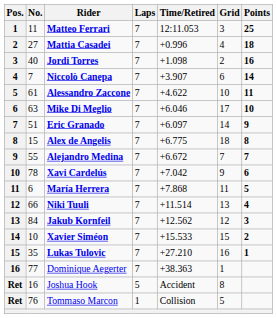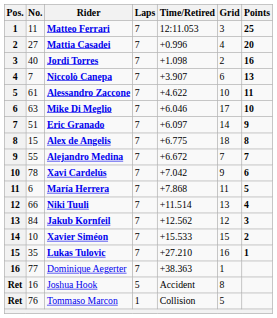(249, 44) 18 -> (249, 44) 20
(249, 76) 14 -> (249, 76) 13
